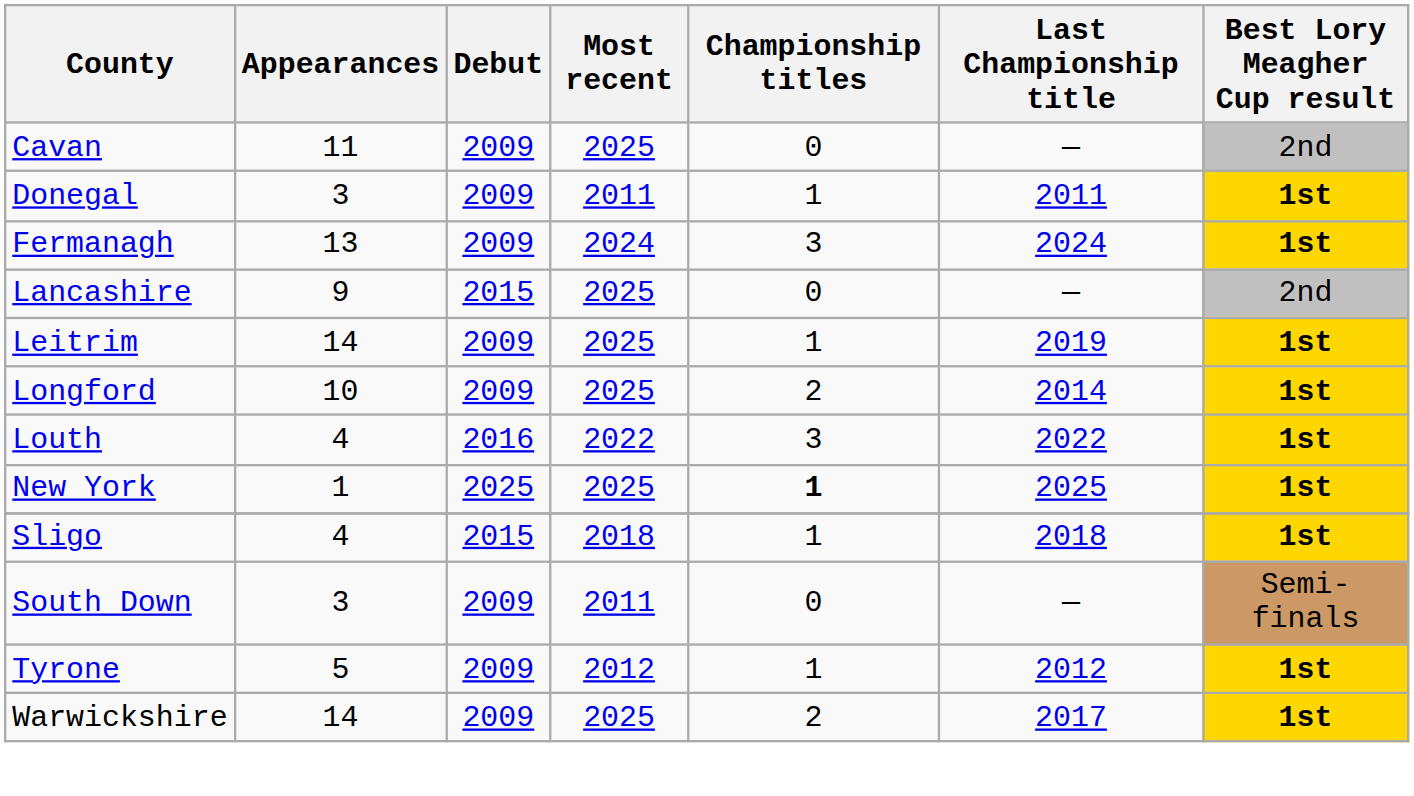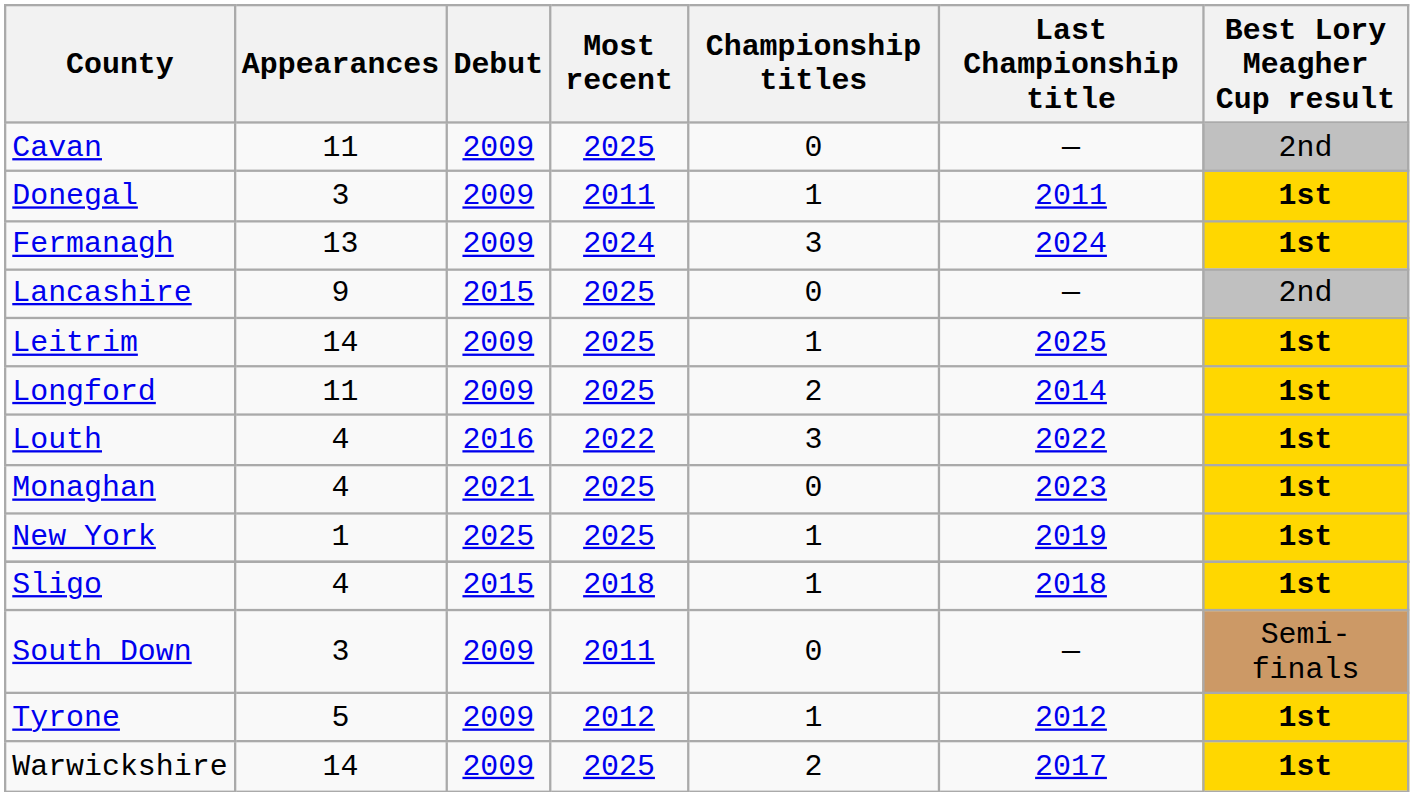(1071, 342) 2019 -> (1071, 342) 2025
(341, 391) 10 -> (341, 391) 11
+ row: (84, 488)
(813, 488) bold -> (813, 537) normal
(1071, 488) 2025 -> (1071, 537) 2019
